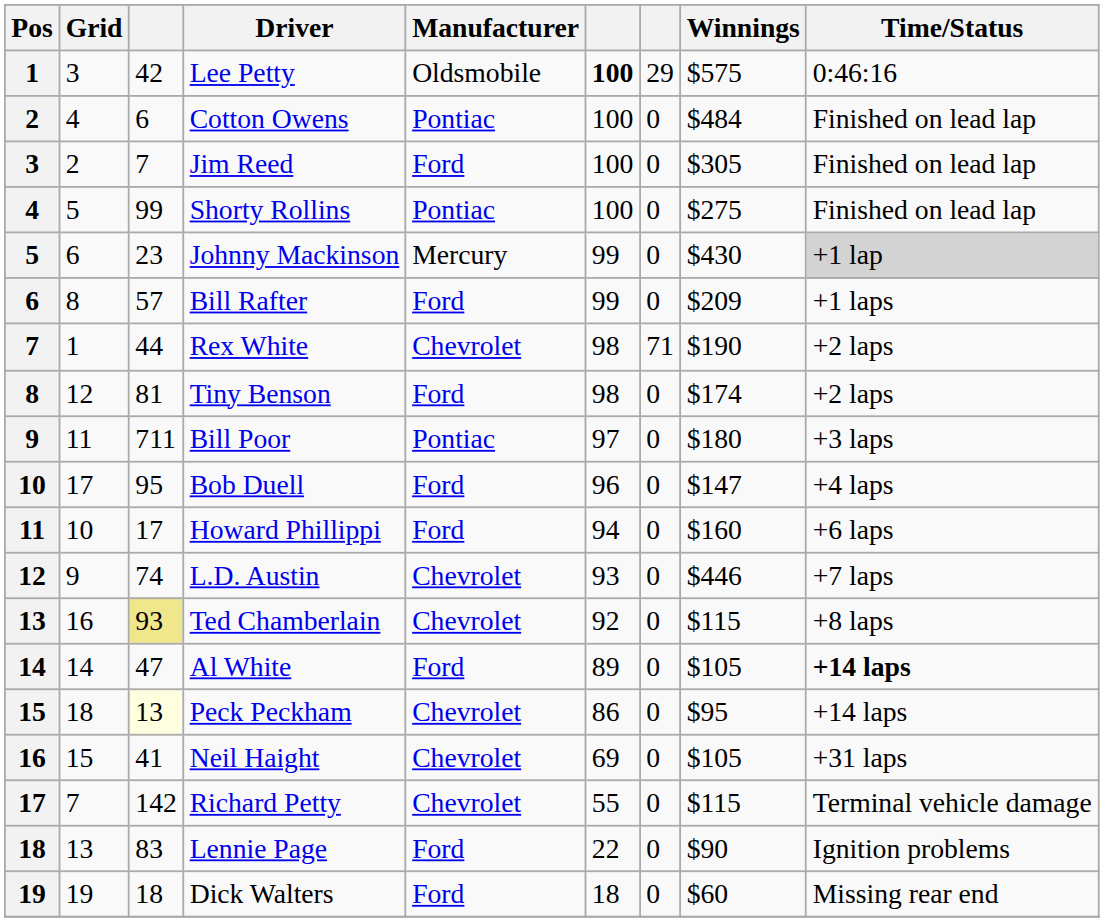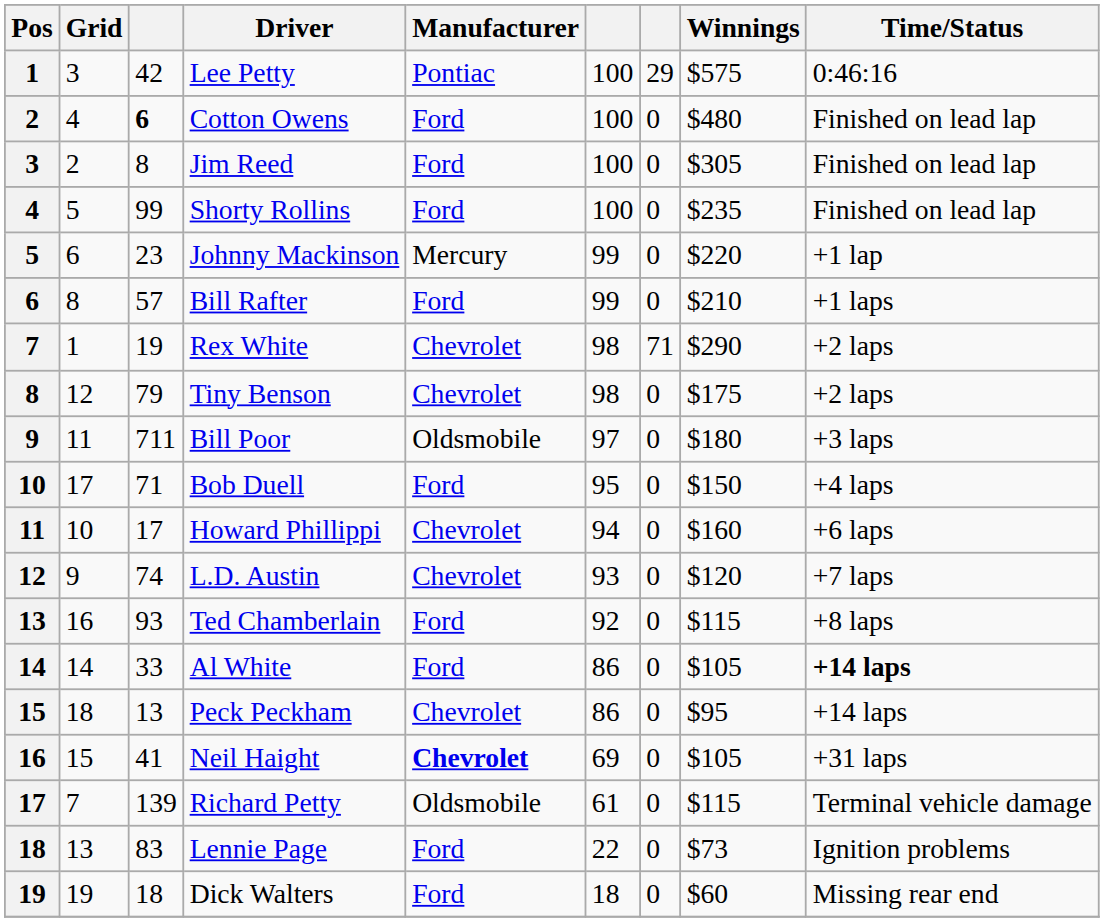(477, 73) Oldsmobile -> (454, 73) Pontiac
(613, 73) bold -> (613, 73) normal
(142, 118) normal -> (142, 118) bold
(454, 118) Pontiac -> (438, 118) Ford
(714, 118) $484 -> (714, 118) $480
(142, 164) 7 -> (142, 164) 8
(454, 209) Pontiac -> (438, 209) Ford
(714, 209) $275 -> (714, 209) $235
(714, 255) $430 -> (714, 255) $220
(848, 255) lightgrey background -> (848, 255) no background
(714, 301) $209 -> (714, 301) $210
(149, 346) 44 -> (149, 346) 19
(714, 346) $190 -> (714, 346) $290
(149, 392) 81 -> (149, 392) 79
(438, 392) Ford -> (467, 392) Chevrolet
(714, 392) $174 -> (714, 392) $175
(454, 438) Pontiac -> (477, 438) Oldsmobile
(149, 483) 95 -> (149, 483) 71
(606, 483) 96 -> (606, 483) 95
(714, 483) $147 -> (714, 483) $150
(438, 529) Ford -> (467, 529) Chevrolet
(714, 574) $446 -> (714, 574) $120
(149, 620) khaki background -> (149, 620) no background
(467, 620) Chevrolet -> (438, 620) Ford
(149, 666) 47 -> (149, 666) 33
(606, 666) 89 -> (606, 666) 86
(149, 711) lightyellow background -> (149, 711) no background
(467, 757) normal -> (470, 757) bold
(156, 802) 142 -> (156, 802) 139
(467, 802) Chevrolet -> (477, 802) Oldsmobile
(606, 802) 55 -> (606, 802) 61
(707, 848) $90 -> (707, 848) $73
